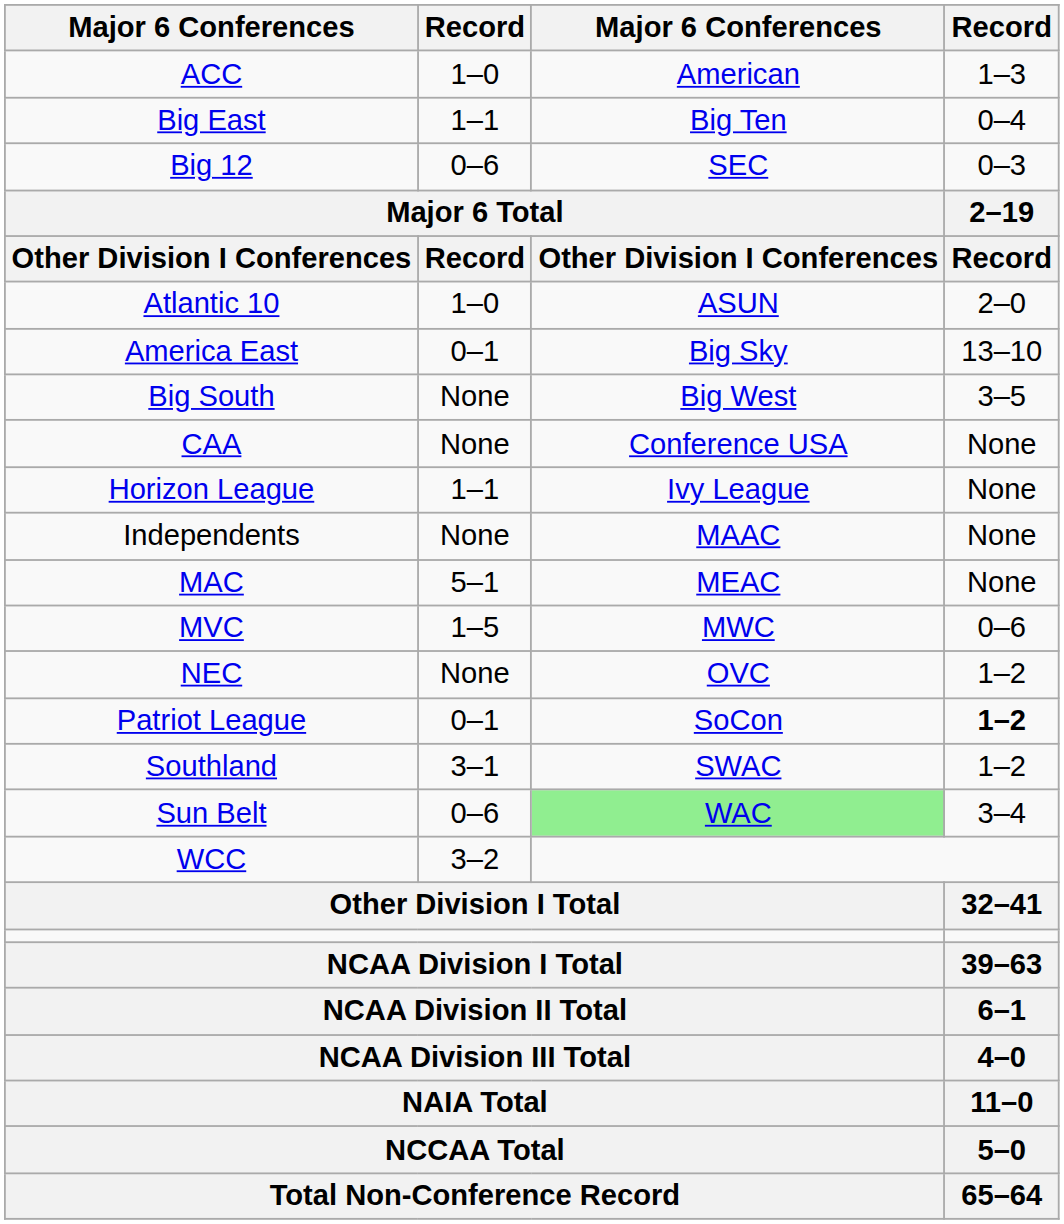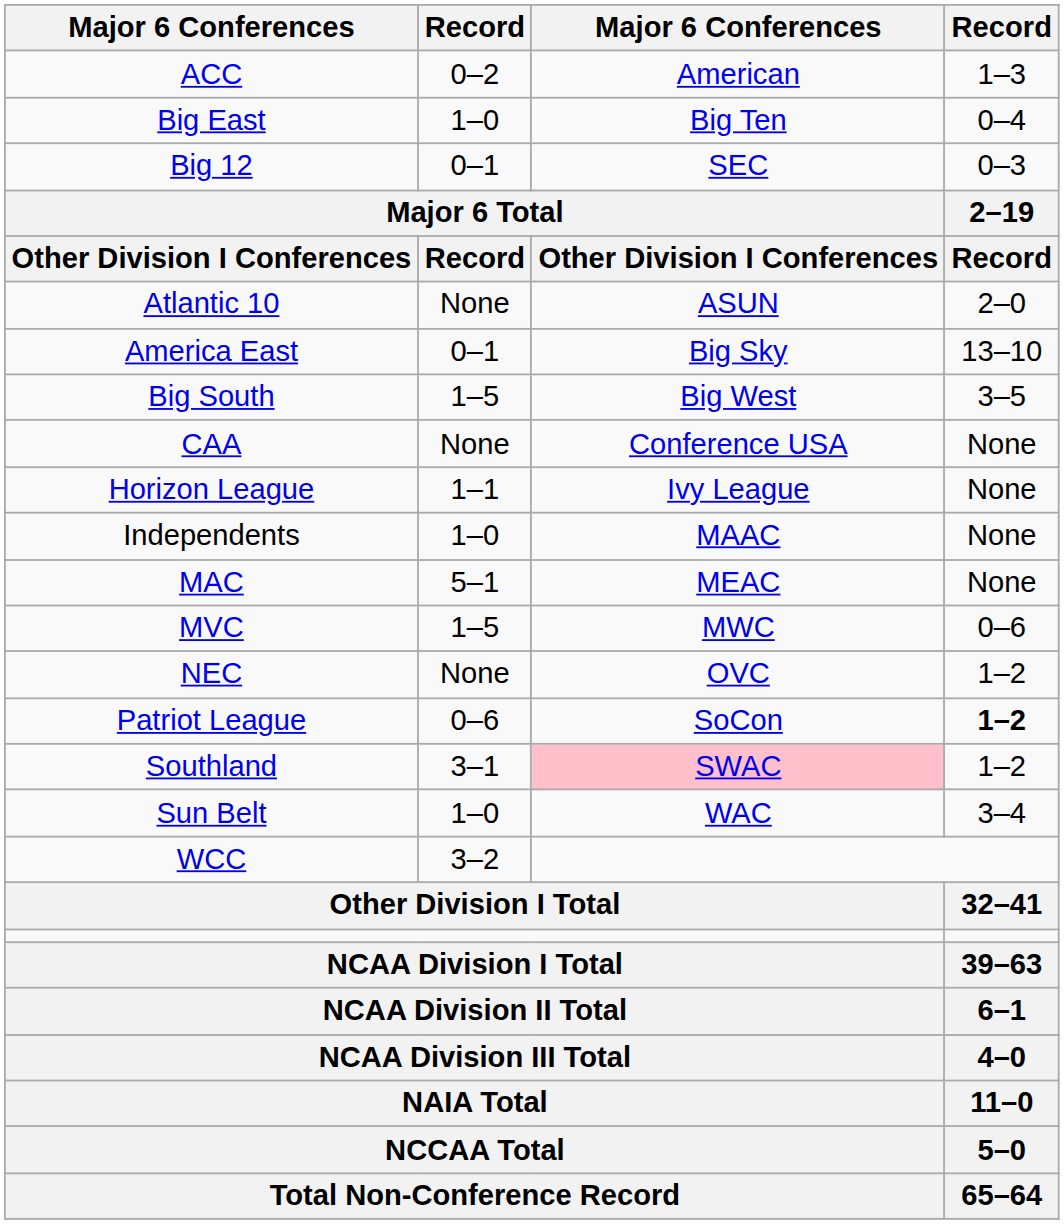(475, 73) 1–0 -> (475, 73) 0–2
(475, 119) 1–1 -> (475, 119) 1–0
(475, 166) 0–6 -> (475, 166) 0–1
(475, 304) 1–0 -> (475, 304) None
(475, 397) None -> (475, 397) 1–5
(475, 535) None -> (475, 535) 1–0
(475, 720) 0–1 -> (475, 720) 0–6
(738, 766) no background -> (738, 766) pink background
(475, 812) 0–6 -> (475, 812) 1–0
(738, 812) lightgreen background -> (738, 812) no background
